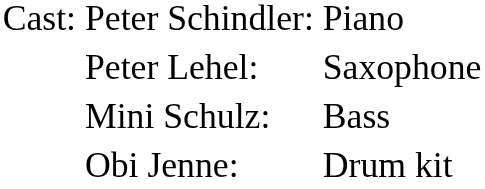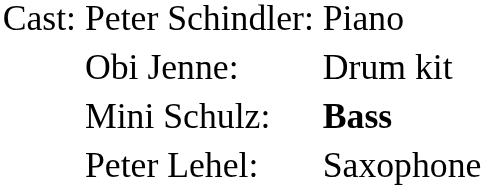rows swapped: (172, 67) <-> (162, 165)
(356, 116) normal -> (357, 116) bold
